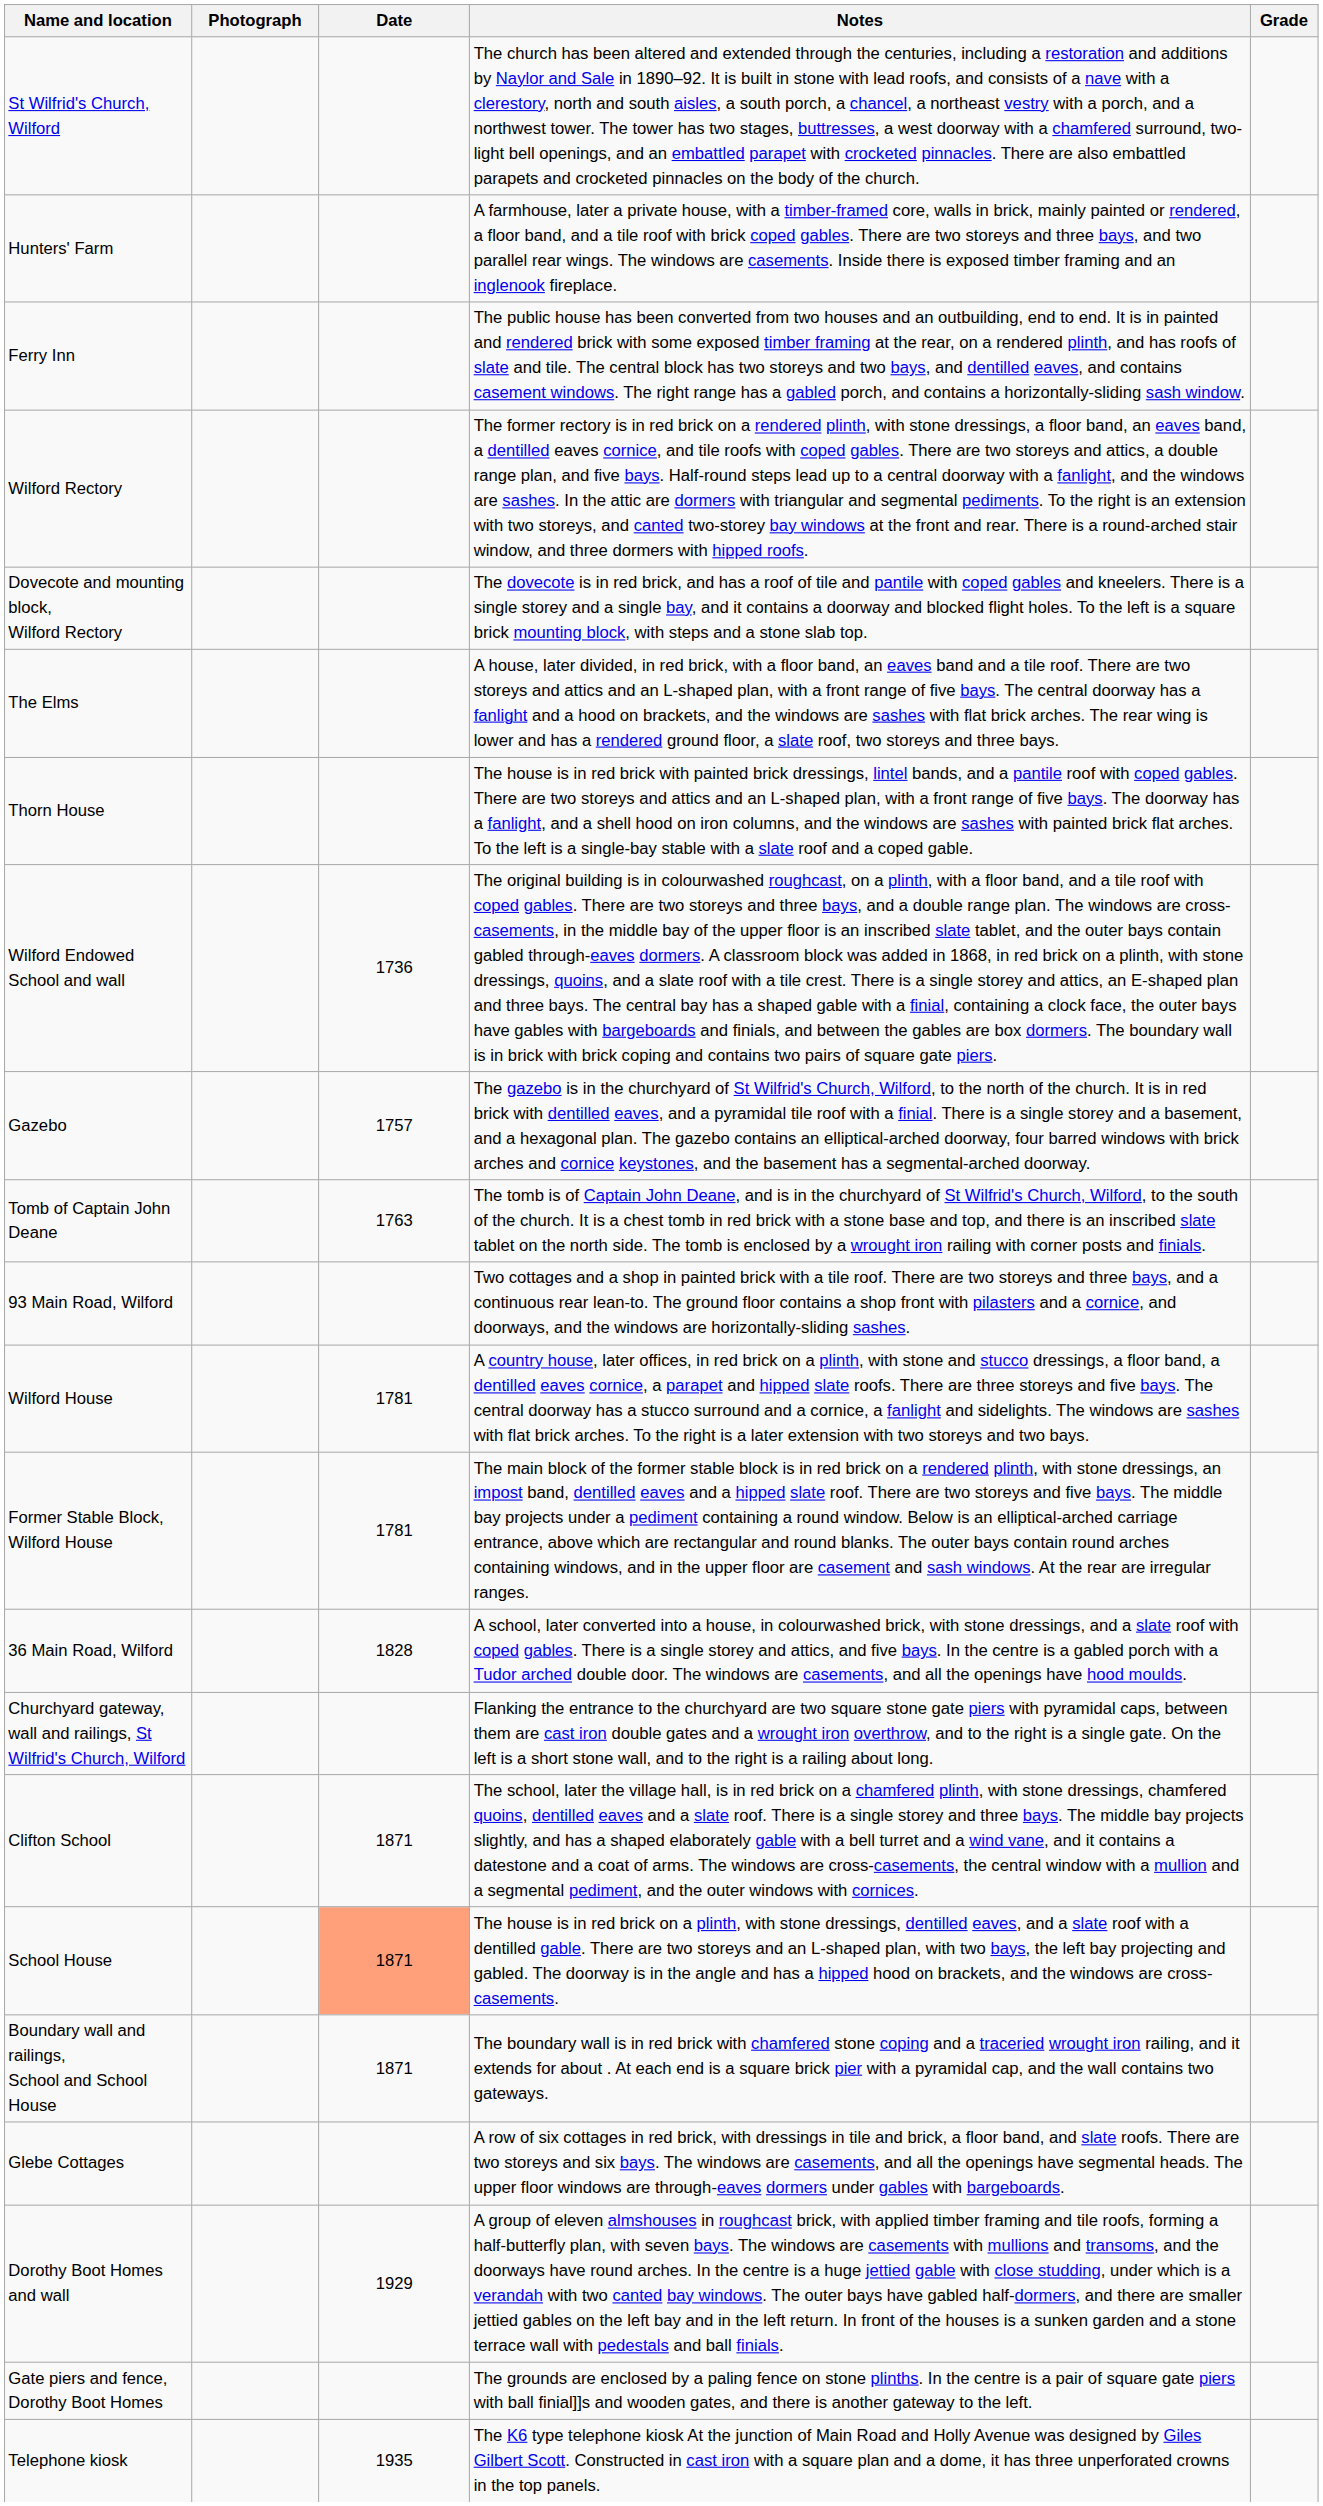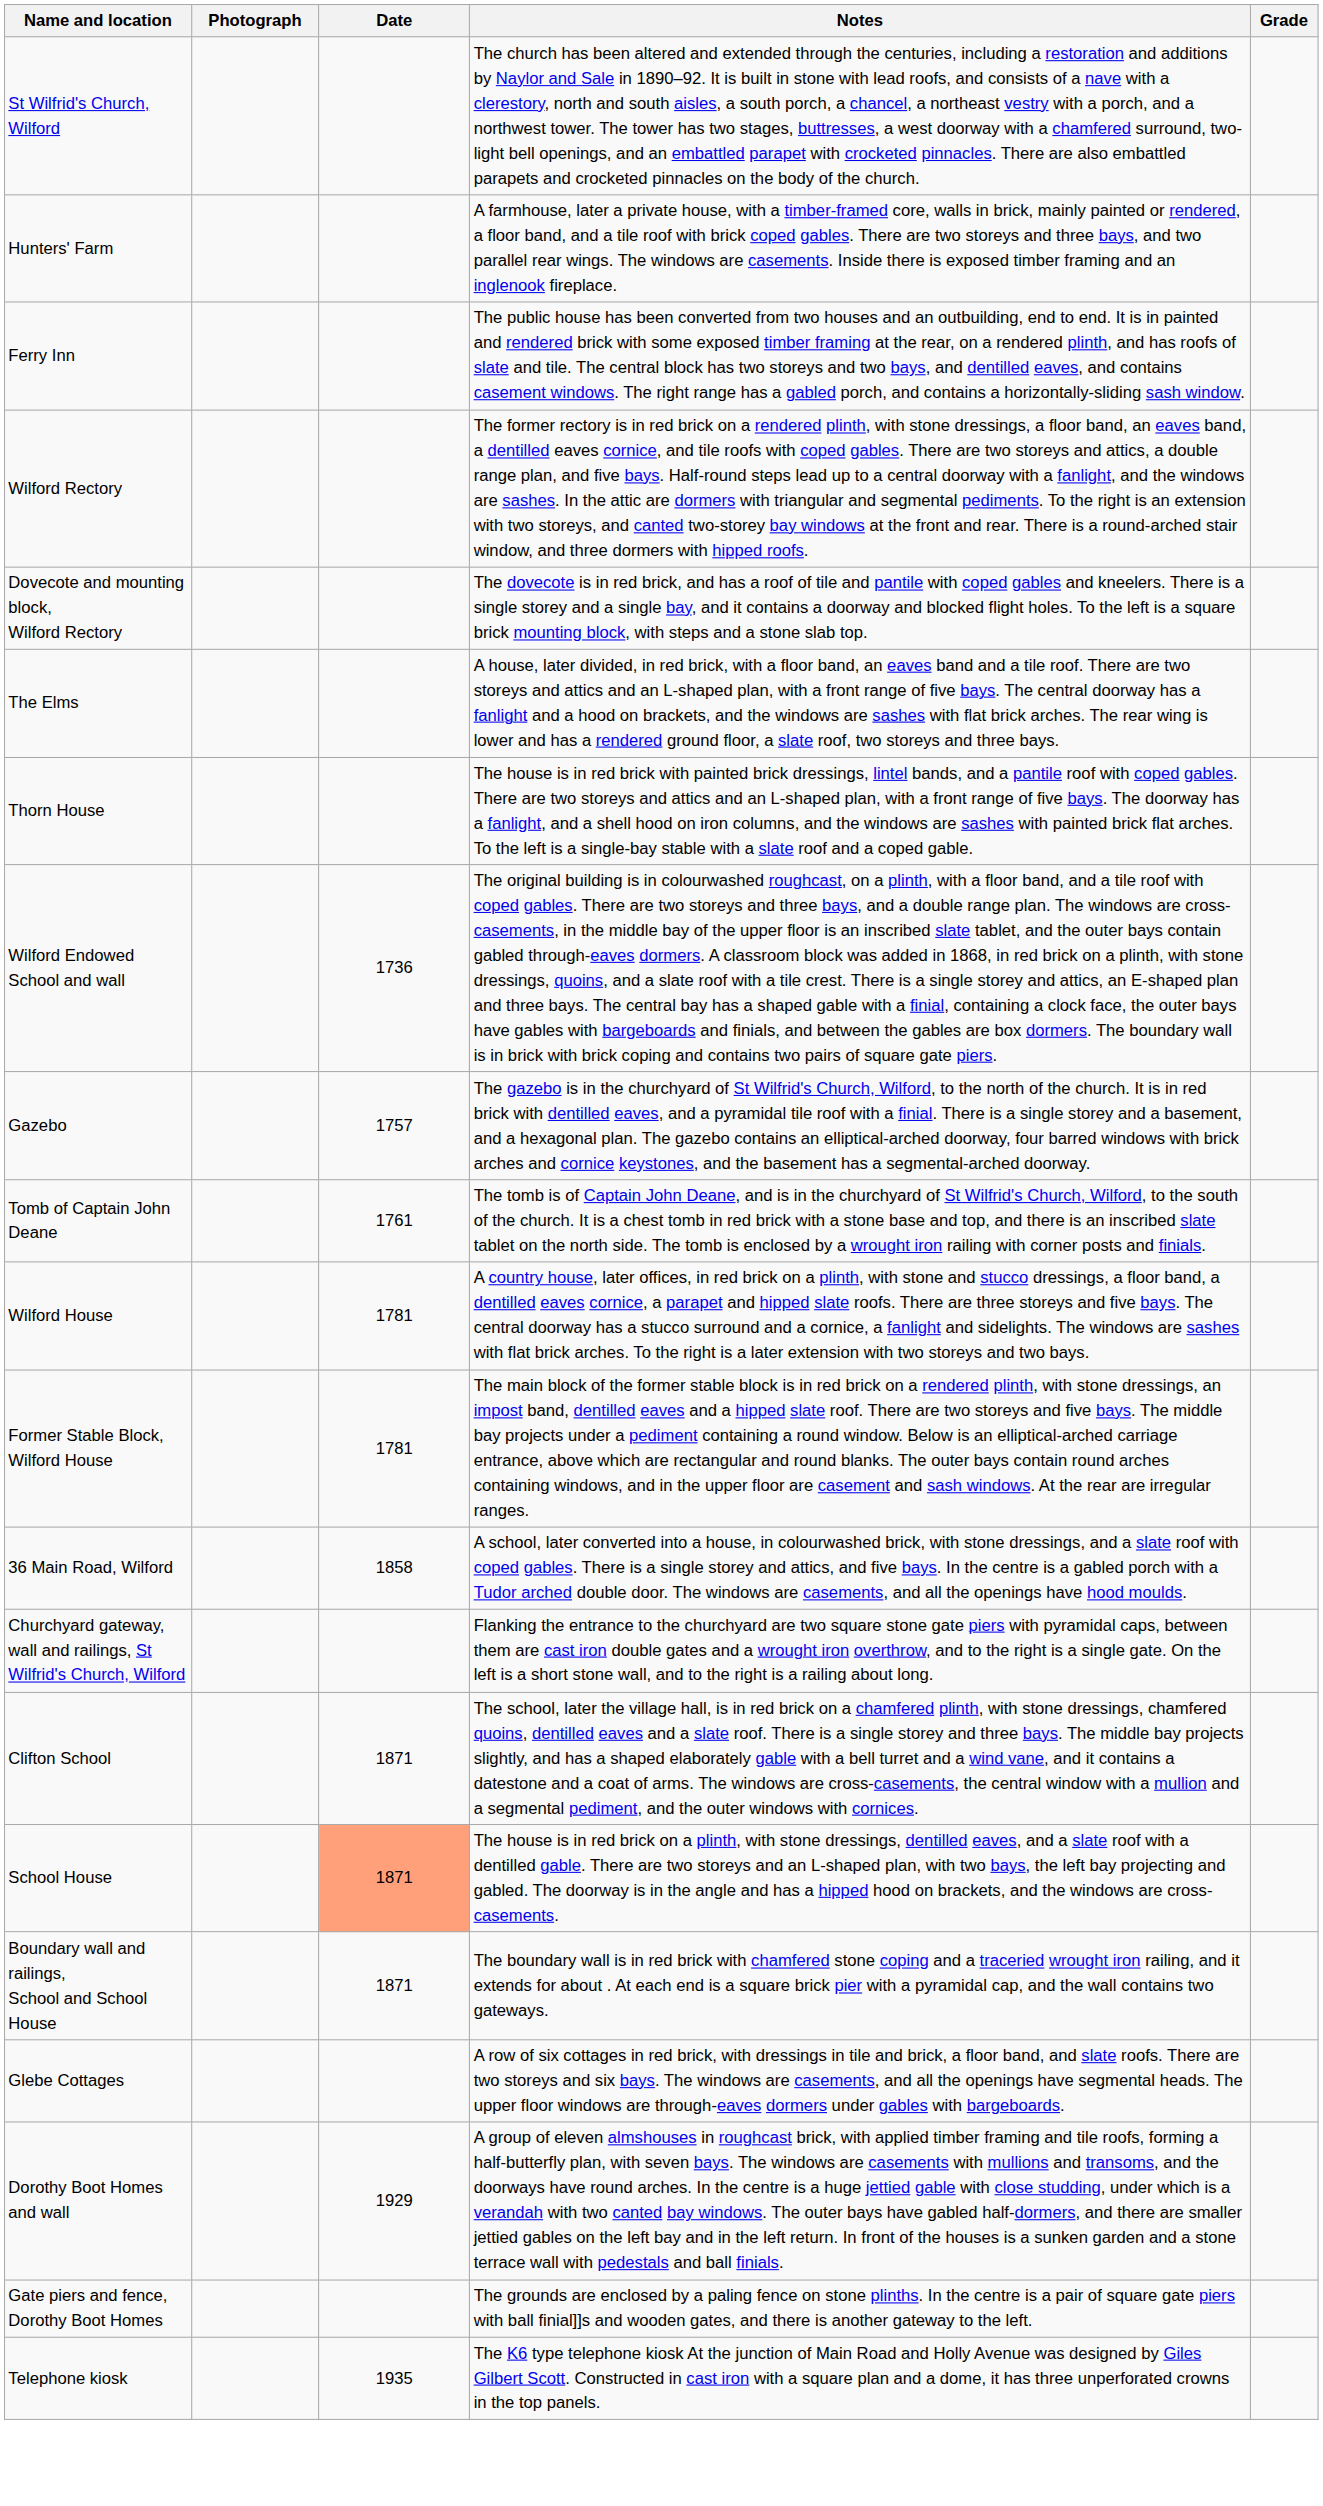(394, 1220) 1763 -> (394, 1220) 1761
- row: (91, 1303)
(394, 1650) 1828 -> (394, 1568) 1858
